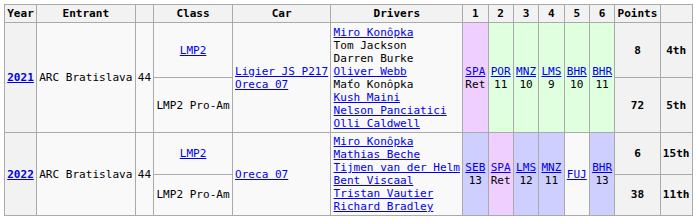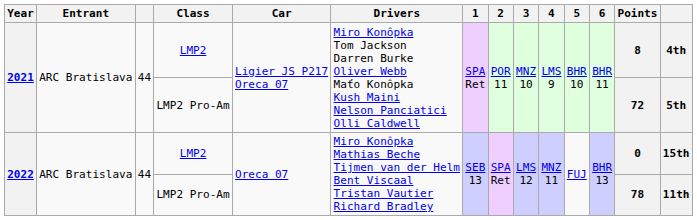(637, 153) 6 -> (637, 153) 0
(637, 195) 38 -> (637, 195) 78
